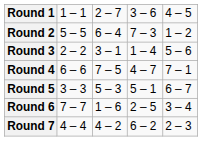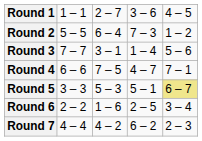(73, 51) 2 – 2 -> (73, 51) 7 – 7
(178, 88) no background -> (178, 88) khaki background
(73, 107) 7 – 7 -> (73, 107) 2 – 2
